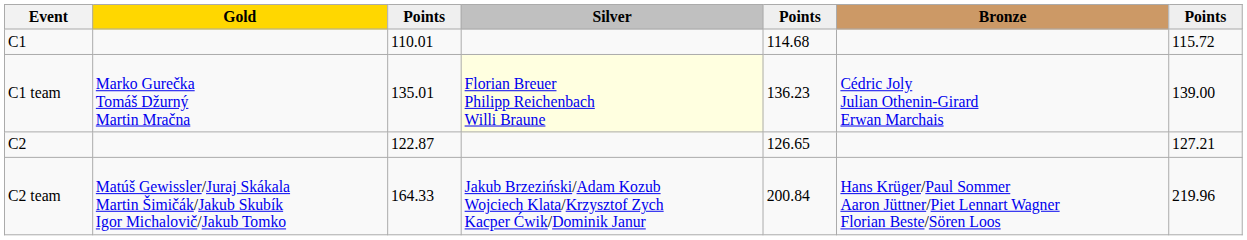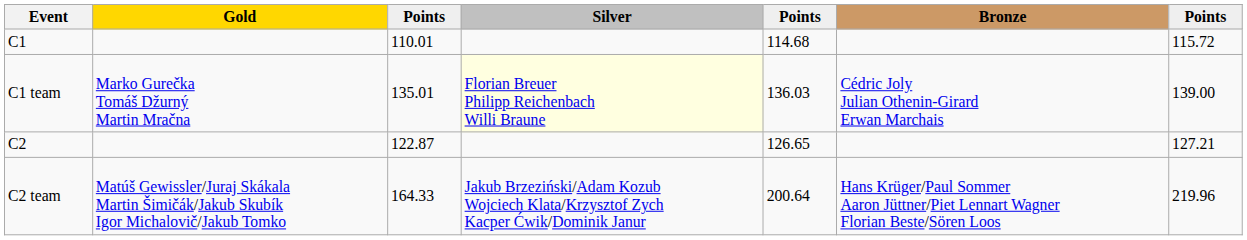(788, 93) 136.23 -> (788, 93) 136.03
(788, 195) 200.84 -> (788, 195) 200.64
